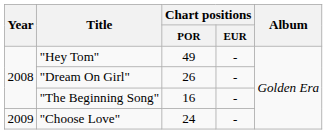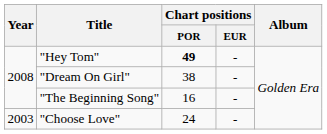(189, 56) normal -> (189, 56) bold
(189, 77) 26 -> (189, 77) 38
(21, 118) 2009 -> (21, 118) 2003
